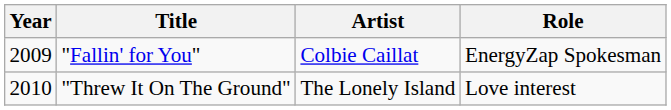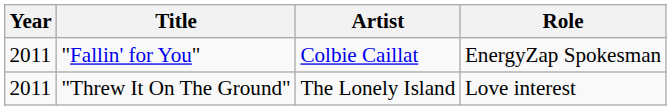(31, 54) 2009 -> (30, 54) 2011
(31, 88) 2010 -> (30, 88) 2011
